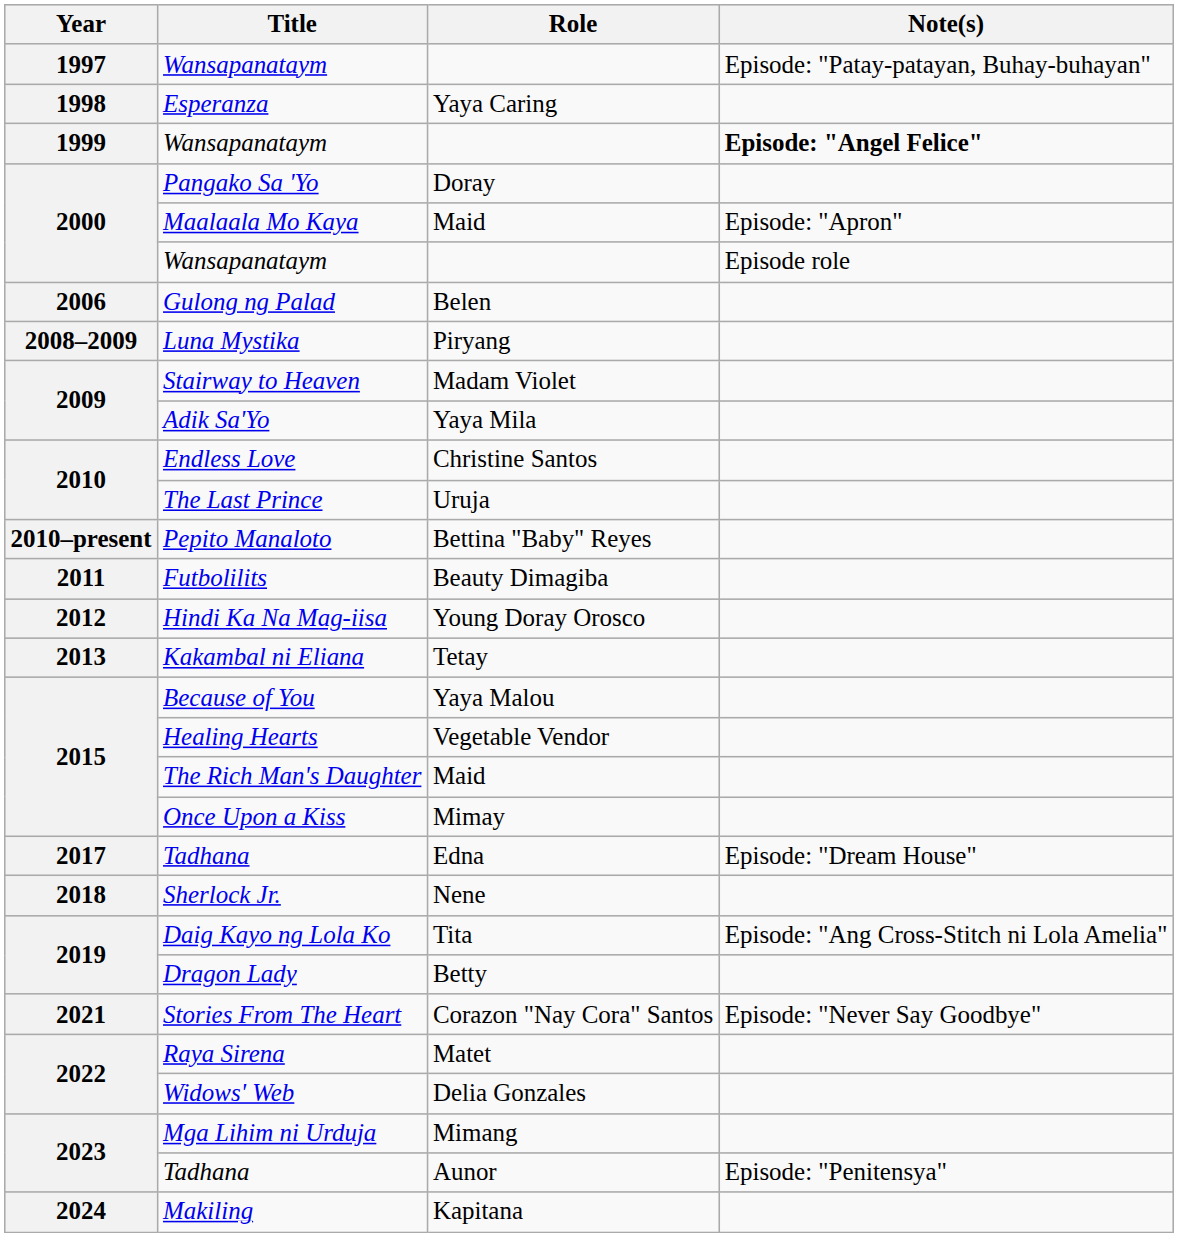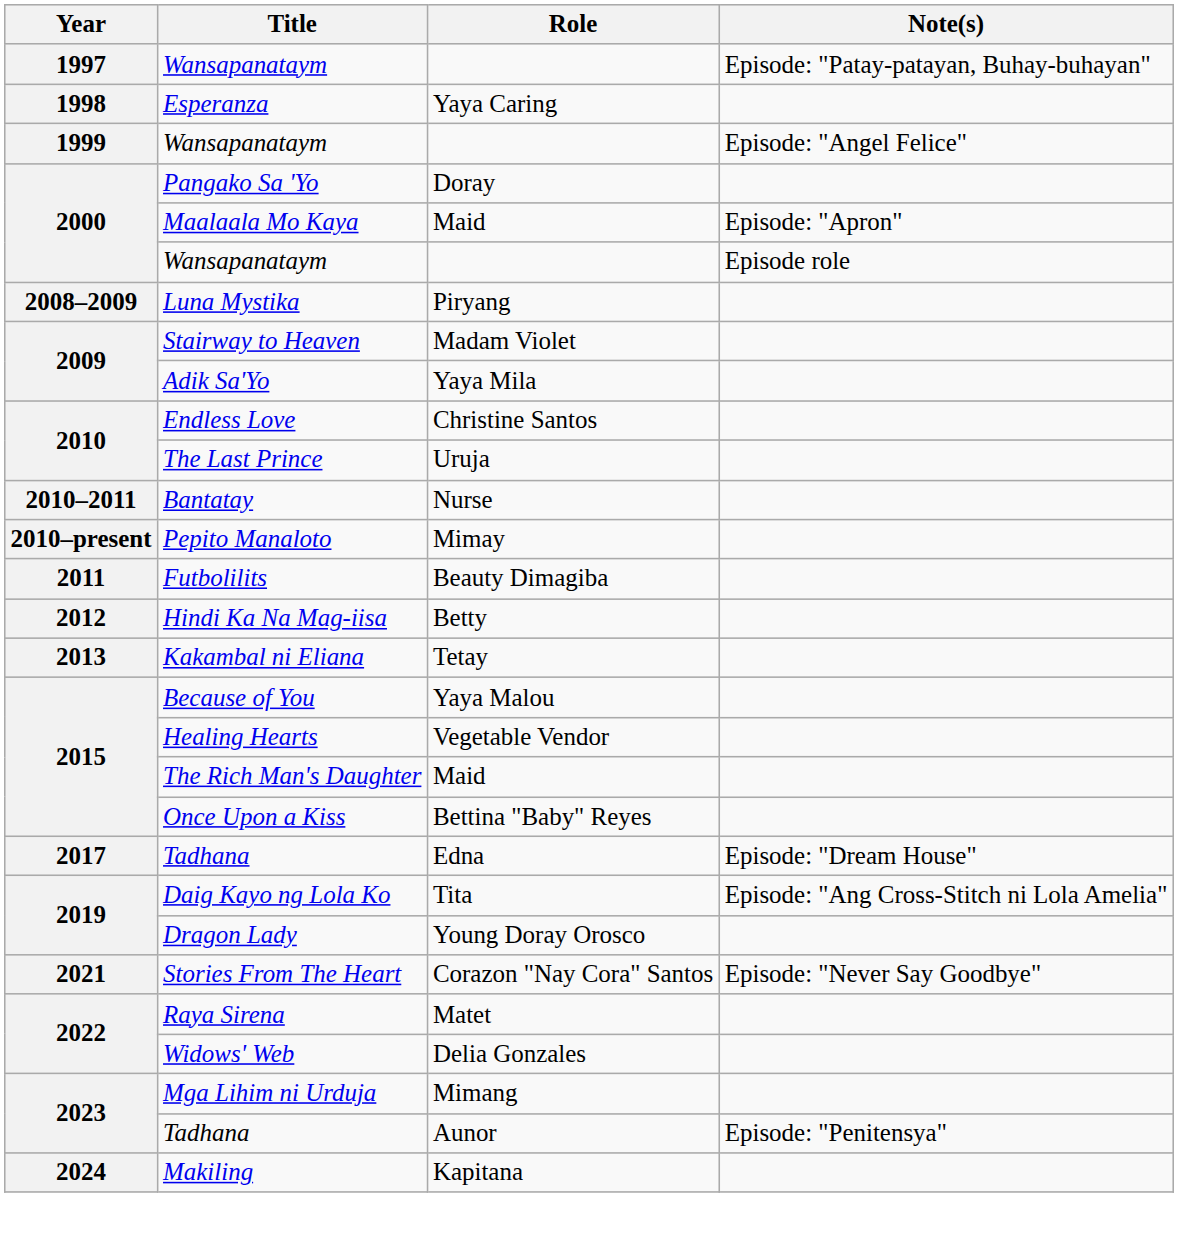(854, 143) bold -> (846, 143) normal
- row: (81, 301)
+ row: (81, 499)
(542, 538) Bettina "Baby" Reyes -> (469, 538) Mimay
(539, 618) Young Doray Orosco -> (460, 618) Betty
(469, 815) Mimay -> (542, 815) Bettina "Baby" Reyes
- row: (81, 895)
(460, 974) Betty -> (539, 934) Young Doray Orosco
